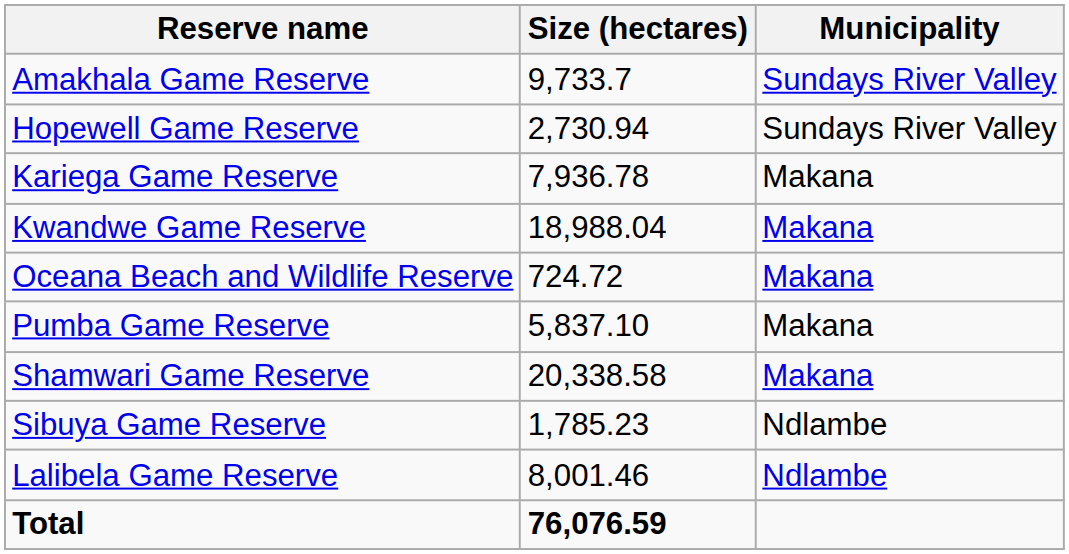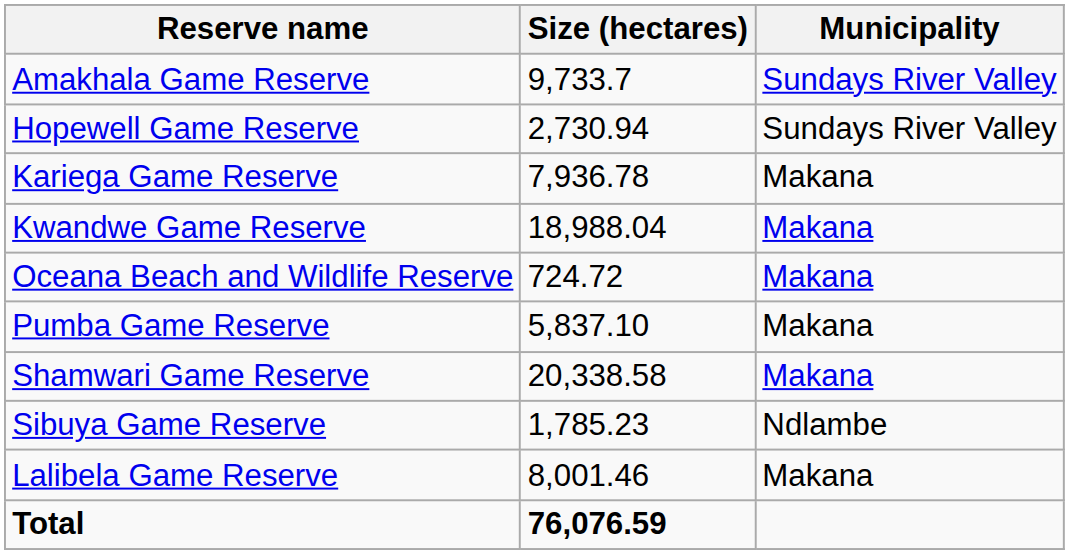(825, 474) Ndlambe -> (818, 474) Makana
